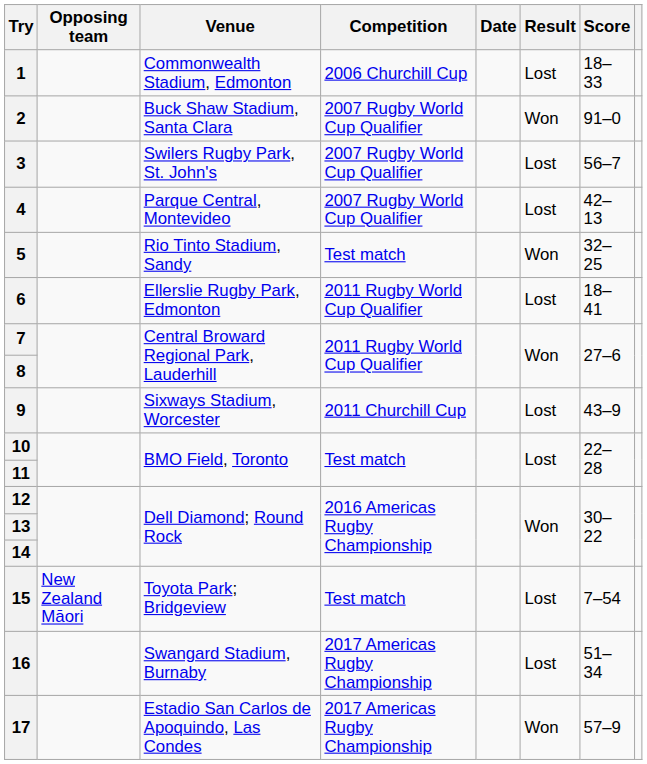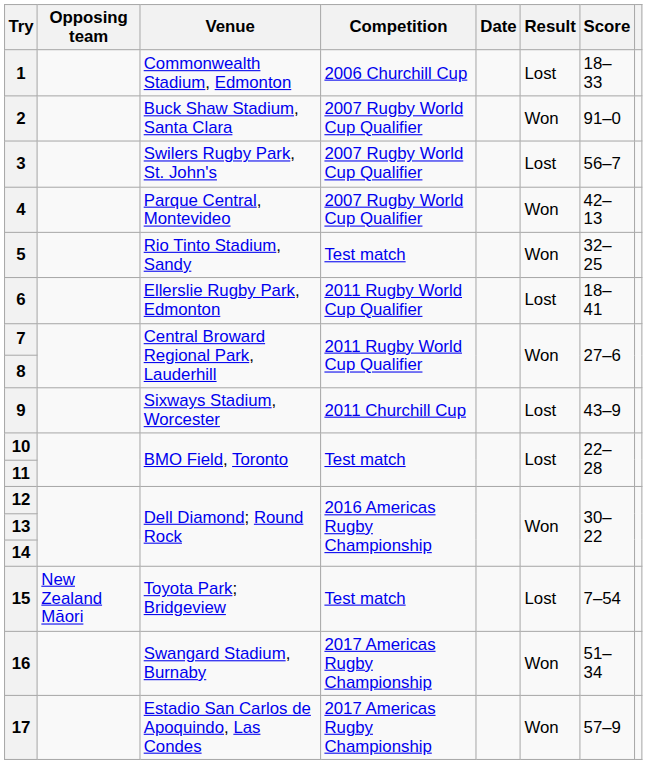(540, 209) Lost -> (542, 209) Won
(540, 663) Lost -> (542, 663) Won
